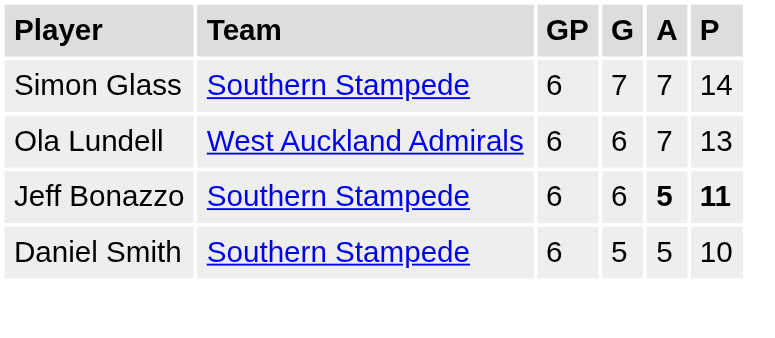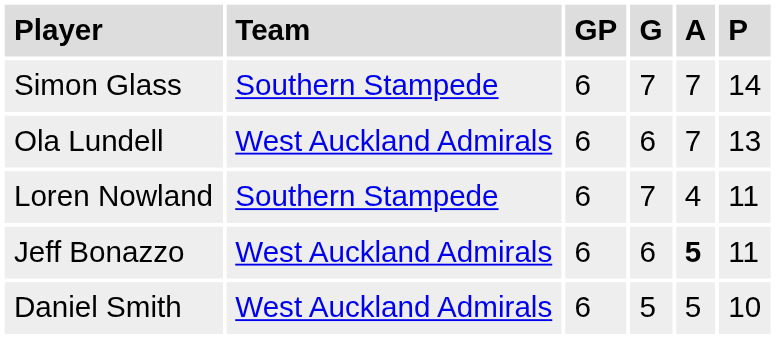+ row: (114, 196)
(338, 196) Southern Stampede -> (394, 252) West Auckland Admirals
(715, 196) bold -> (744, 252) normal
(338, 252) Southern Stampede -> (394, 307) West Auckland Admirals
